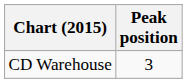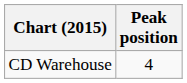(149, 64) 3 -> (149, 64) 4
